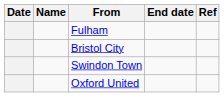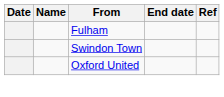- row: (97, 48)
